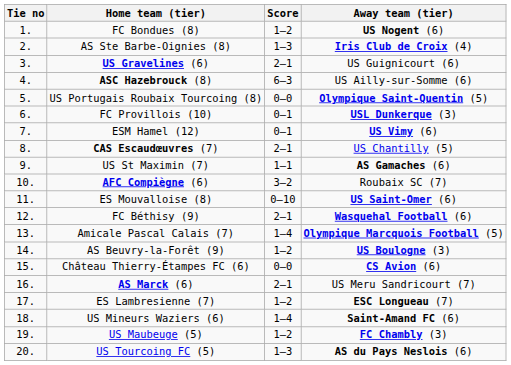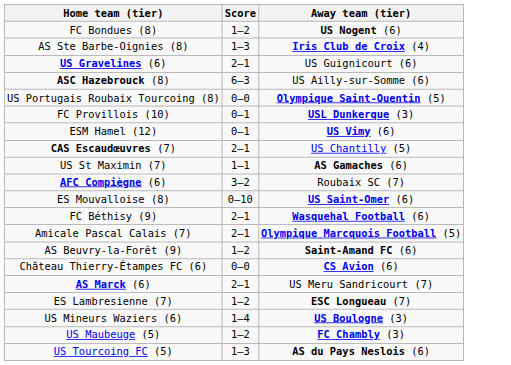- column: (26, 13)
(283, 233) 1–4 -> (240, 233) 2–1
(404, 250) US Boulogne (3) -> (361, 250) Saint-Amand FC (6)
(404, 318) Saint-Amand FC (6) -> (361, 318) US Boulogne (3)
